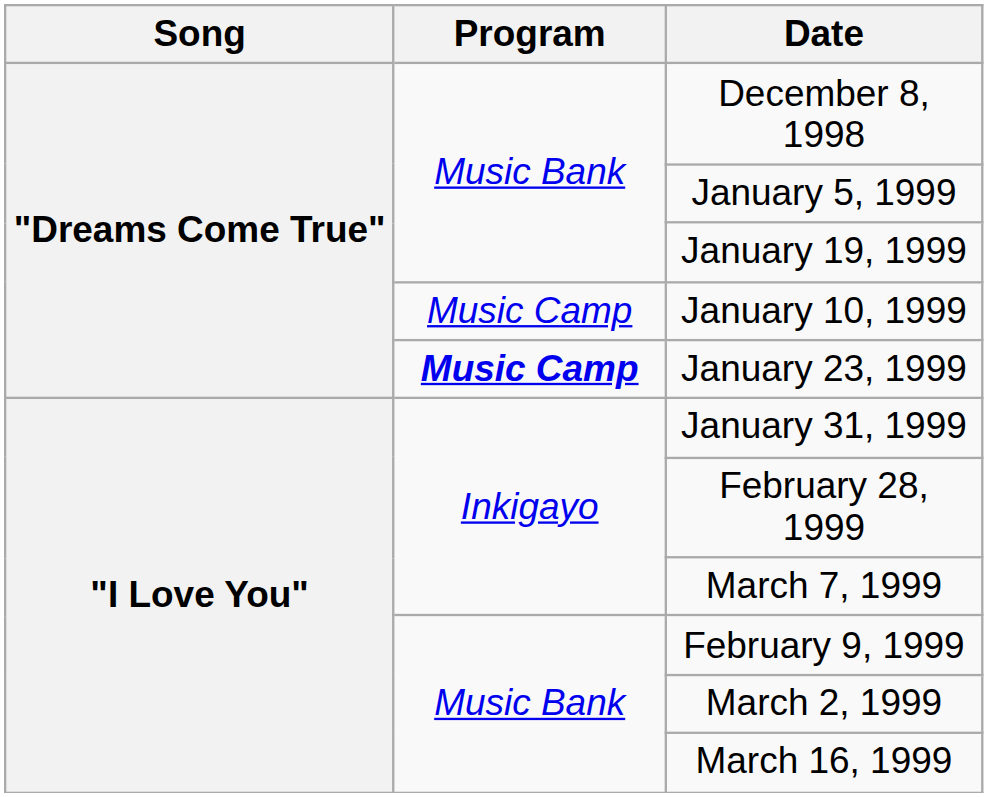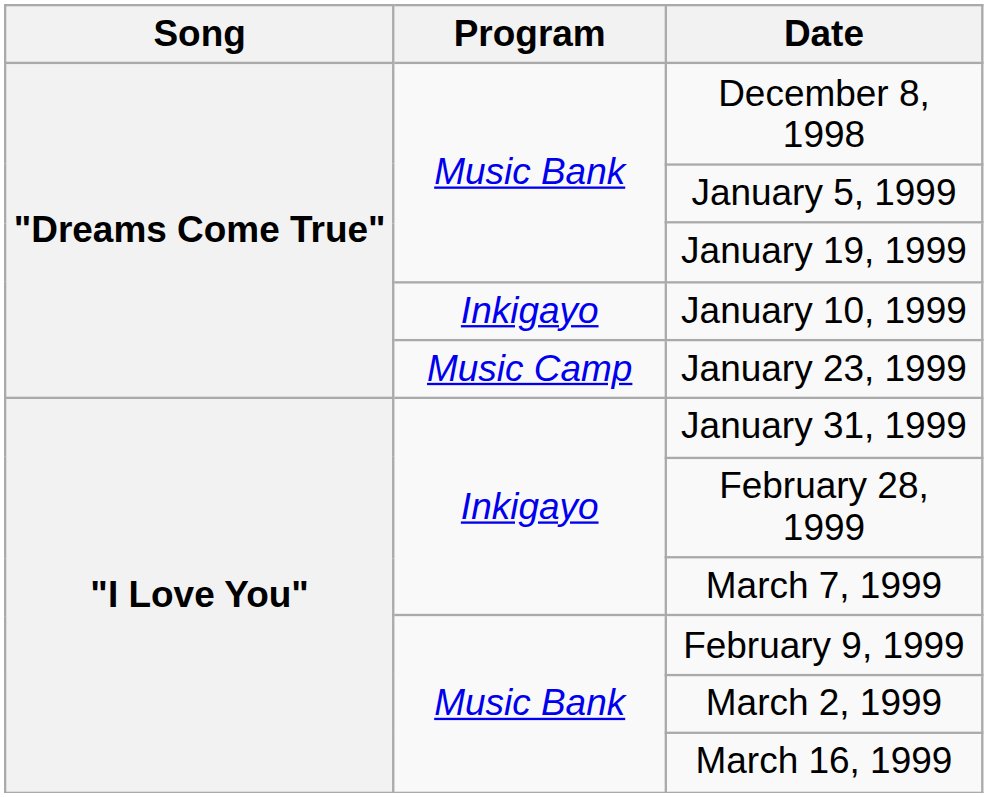(530, 309) Music Camp -> (530, 309) Inkigayo
(530, 368) bold -> (530, 368) normal
